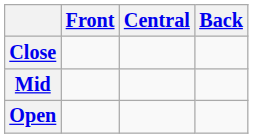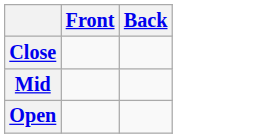- column: (157, 20)
